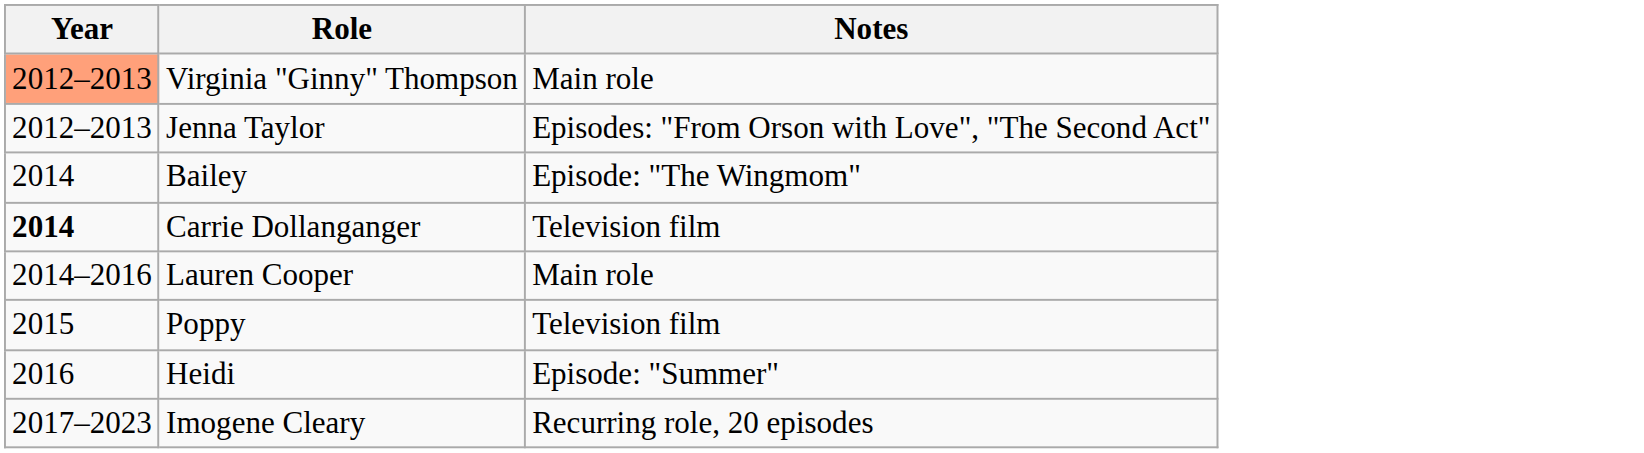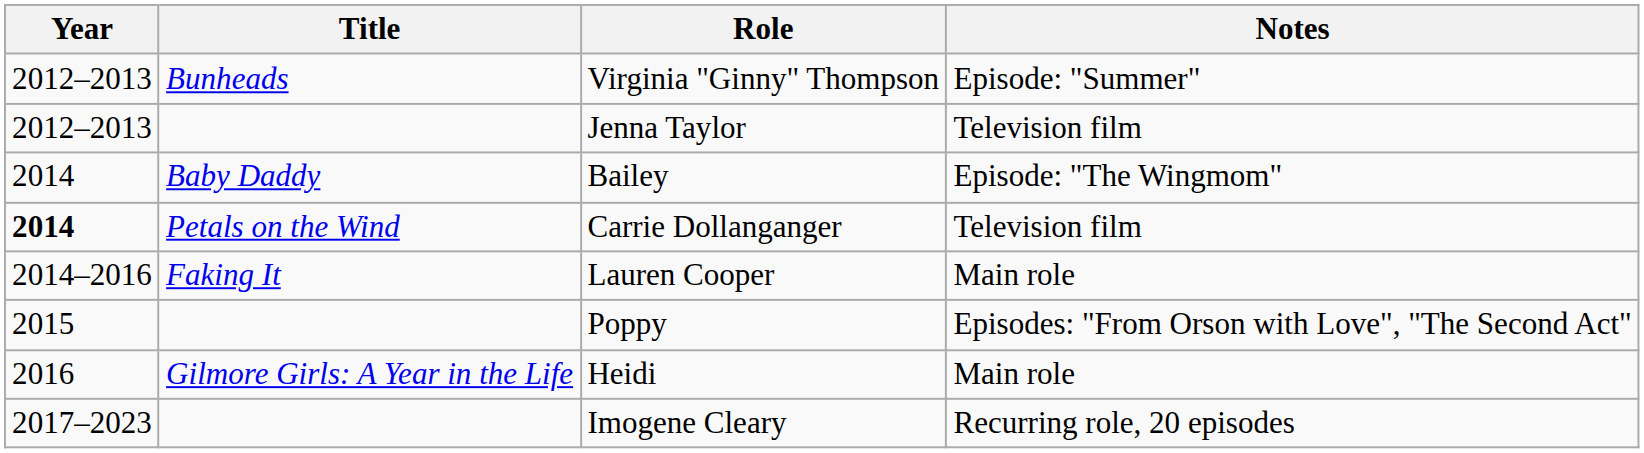+ column: (370, 29)
(82, 78) lightsalmon background -> (82, 78) no background
(593, 78) Main role -> (1077, 78) Episode: "Summer"
(871, 127) Episodes: "From Orson with Love", "The Second Act" -> (1048, 127) Television film
(626, 324) Television film -> (1293, 324) Episodes: "From Orson with Love", "The Second Act"
(656, 373) Episode: "Summer" -> (1014, 373) Main role
